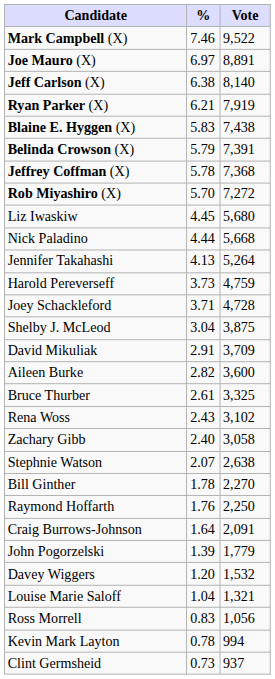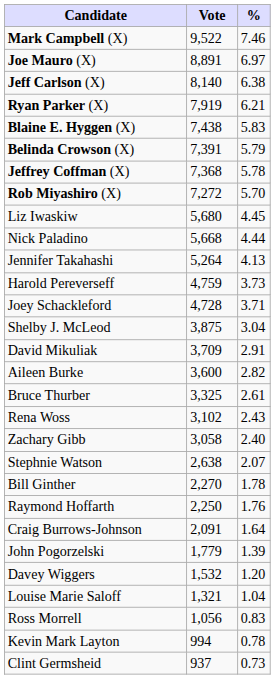columns swapped: (245, 15) <-> (203, 15)
